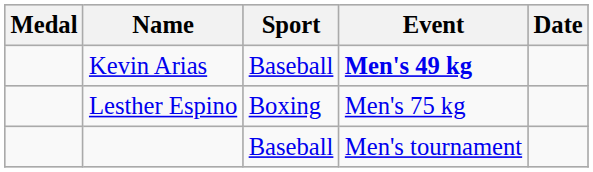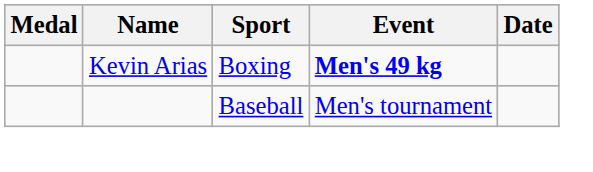(291, 65) Baseball -> (255, 65) Boxing
- row: (163, 106)
